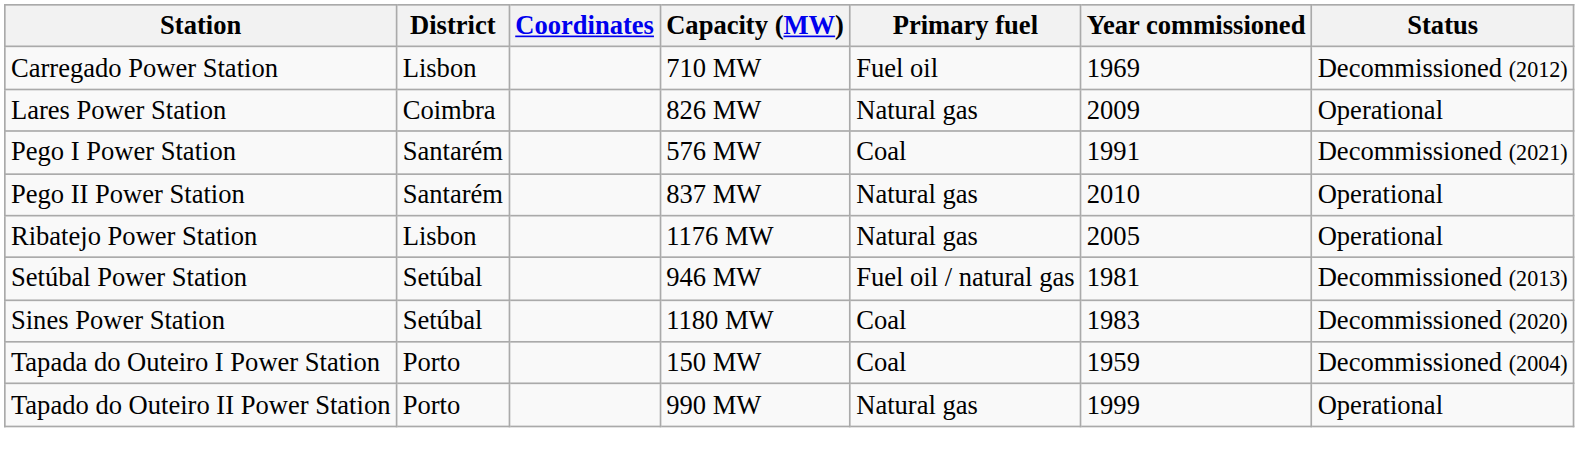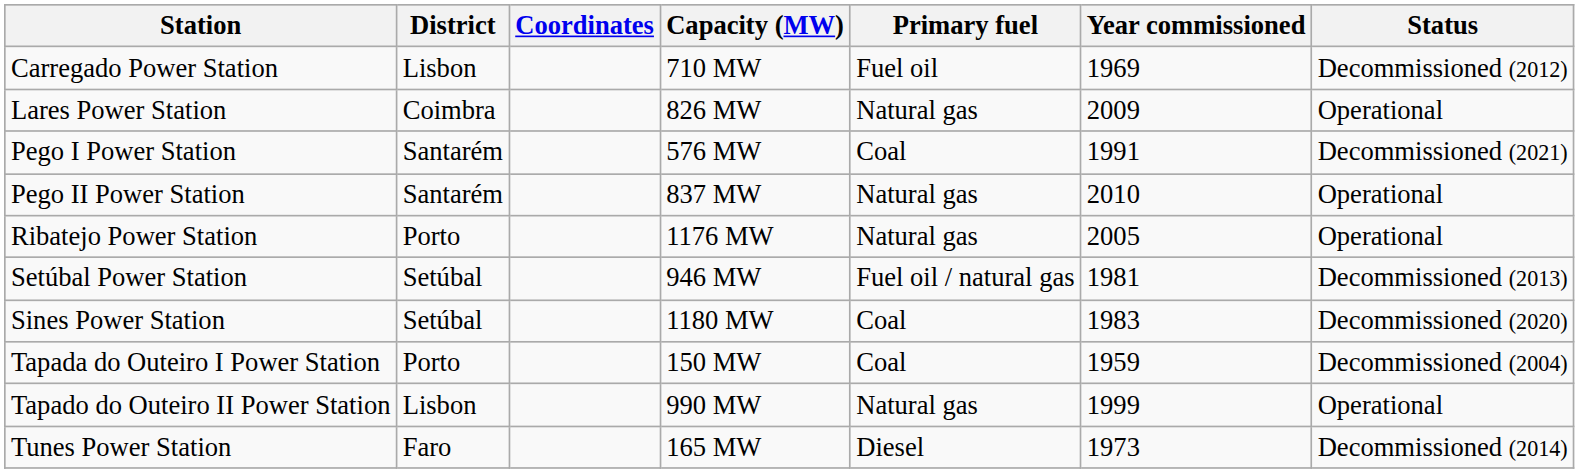(440, 236) Lisbon -> (431, 236) Porto
(431, 404) Porto -> (440, 404) Lisbon
+ row: (121, 446)
